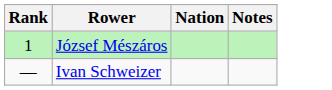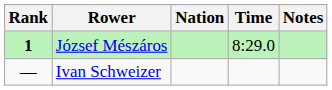+ column: (254, 17)
(28, 44) normal -> (28, 44) bold
